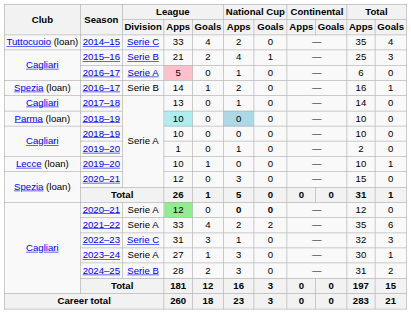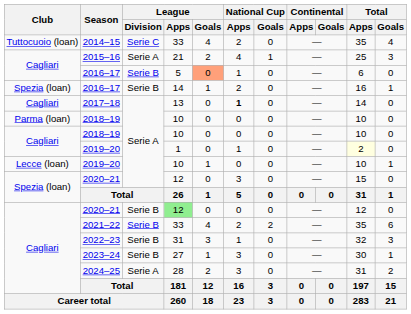(143, 57) Serie B -> (143, 57) Serie A
(143, 73) Serie A -> (143, 73) Serie B
(178, 73) pink background -> (178, 73) no background
(208, 73) no background -> (208, 73) lightsalmon background
(239, 103) normal -> (239, 103) bold
(178, 118) paleturquoise background -> (178, 118) no background
(239, 118) lightblue background -> (239, 118) no background
(361, 149) no background -> (361, 149) lightyellow background
(143, 210) Serie A -> (143, 210) Serie B
(239, 210) bold -> (239, 210) normal
(271, 210) bold -> (271, 210) normal
(143, 225) Serie A -> (143, 225) Serie B
(143, 240) Serie C -> (143, 240) Serie B
(143, 255) Serie A -> (143, 255) Serie B
(143, 270) Serie B -> (143, 270) Serie A
